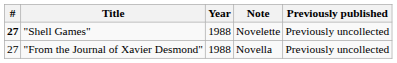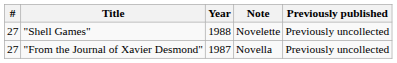(13, 31) bold -> (13, 31) normal
(219, 49) 1988 -> (219, 49) 1987
